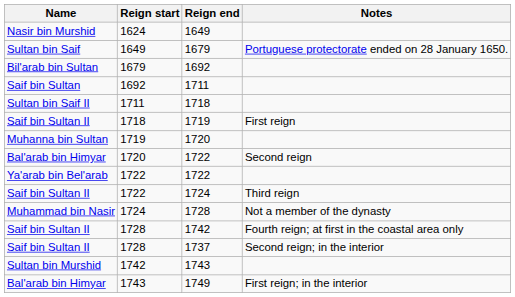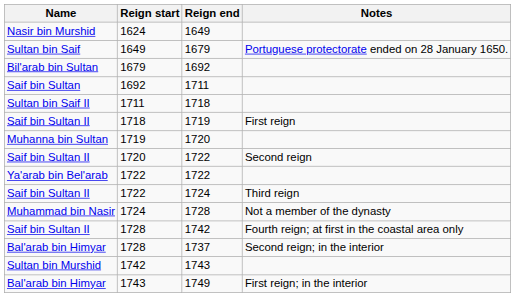(56, 157) Bal'arab bin Himyar -> (48, 157) Saif bin Sultan II
(48, 247) Saif bin Sultan II -> (56, 247) Bal'arab bin Himyar
